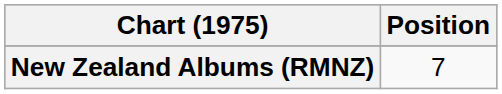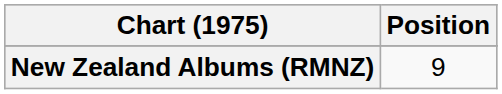(438, 66) 7 -> (438, 66) 9
